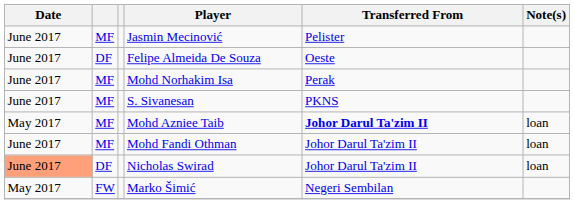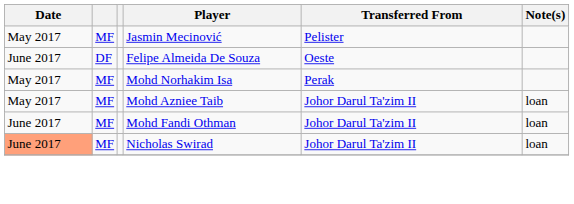(34, 37) June 2017 -> (34, 37) May 2017
(34, 80) June 2017 -> (34, 80) May 2017
- row: (160, 101)
(366, 123) bold -> (360, 101) normal
(104, 166) DF -> (105, 144) MF
- row: (161, 187)
